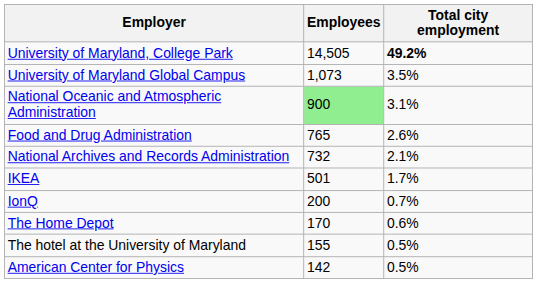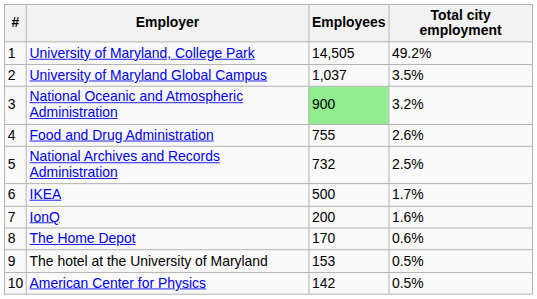+ column: (15, 23)
(407, 53) bold -> (412, 53) normal
(324, 75) 1,073 -> (329, 75) 1,037
(403, 105) 3.1% -> (408, 105) 3.2%
(319, 135) 765 -> (324, 135) 755
(403, 157) 2.1% -> (408, 165) 2.5%
(319, 179) 501 -> (324, 194) 500
(403, 201) 0.7% -> (408, 217) 1.6%
(319, 245) 155 -> (324, 261) 153
